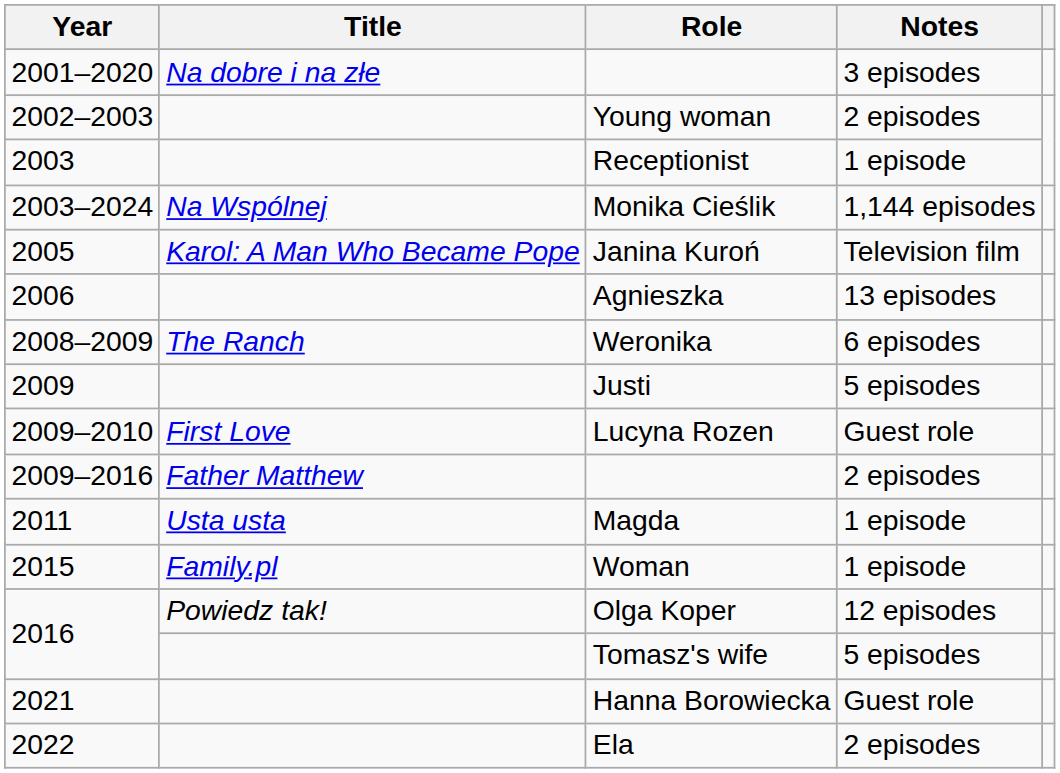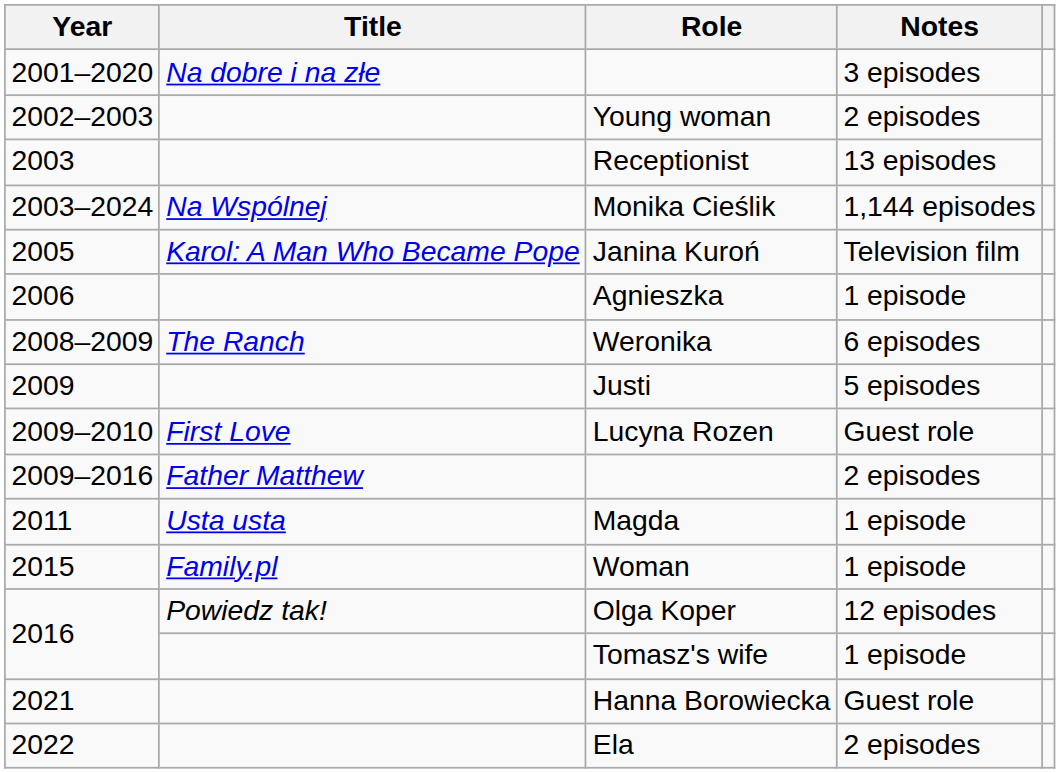(905, 161) 1 episode -> (920, 161) 13 episodes
(920, 296) 13 episodes -> (905, 296) 1 episode
(912, 655) 5 episodes -> (905, 655) 1 episode
